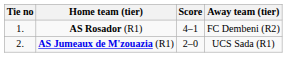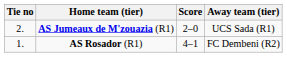rows swapped: (106, 28) <-> (106, 44)
